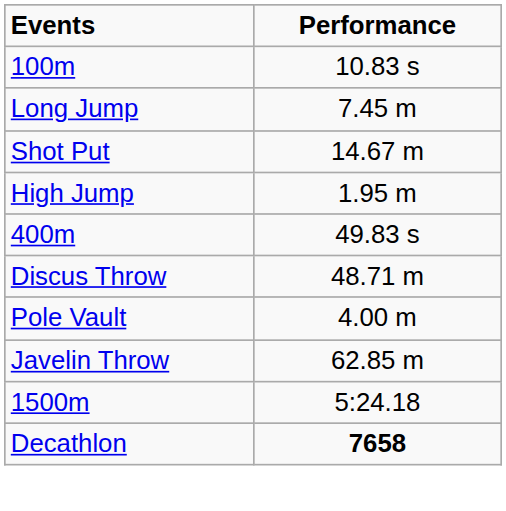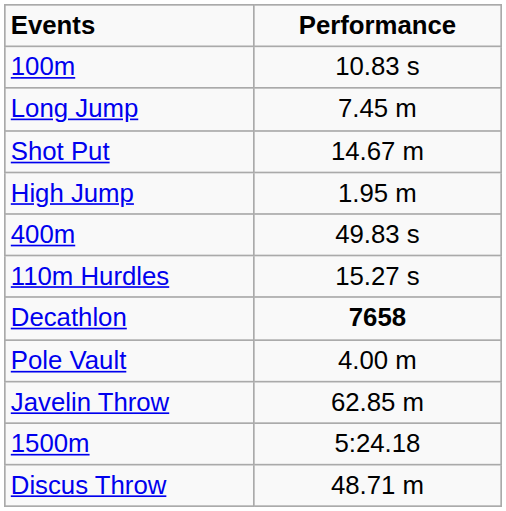+ row: (90, 275)
rows swapped: (89, 275) <-> (69, 443)
